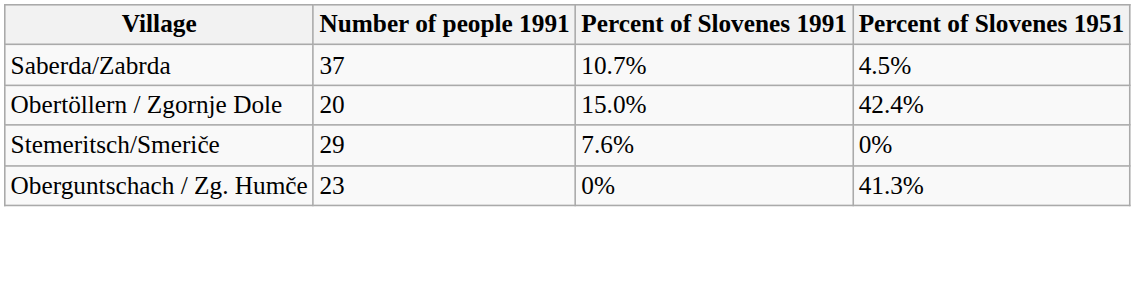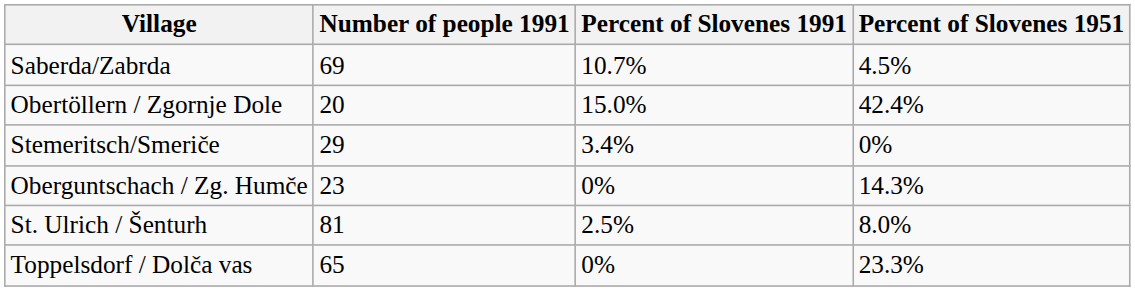(332, 64) 37 -> (332, 64) 69
(608, 144) 7.6% -> (608, 144) 3.4%
(891, 184) 41.3% -> (891, 184) 14.3%
+ row: (109, 225)
+ row: (132, 265)
